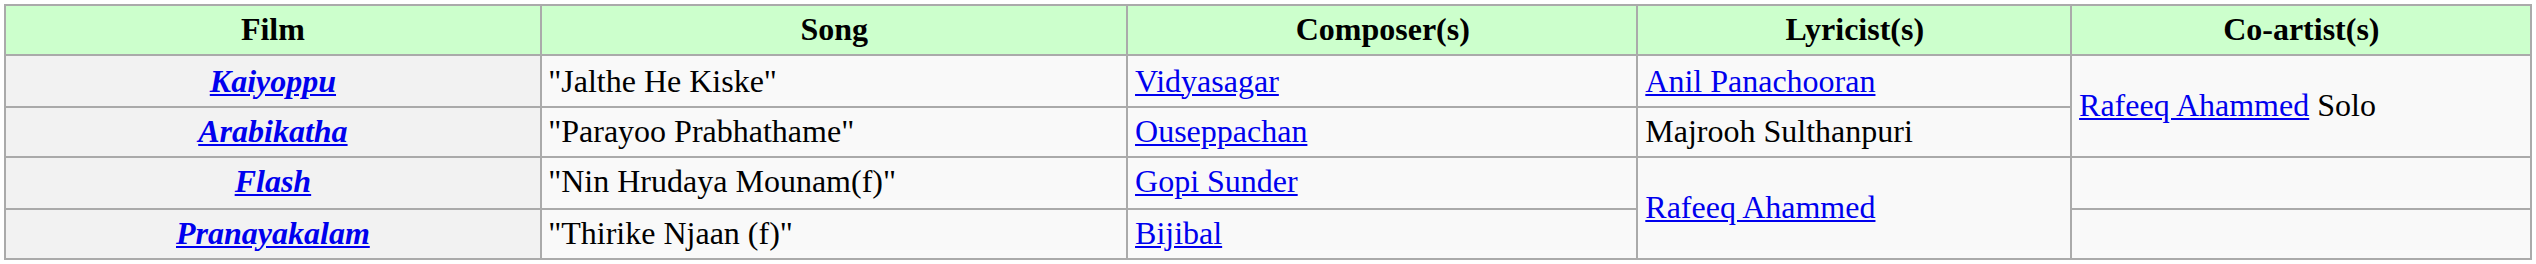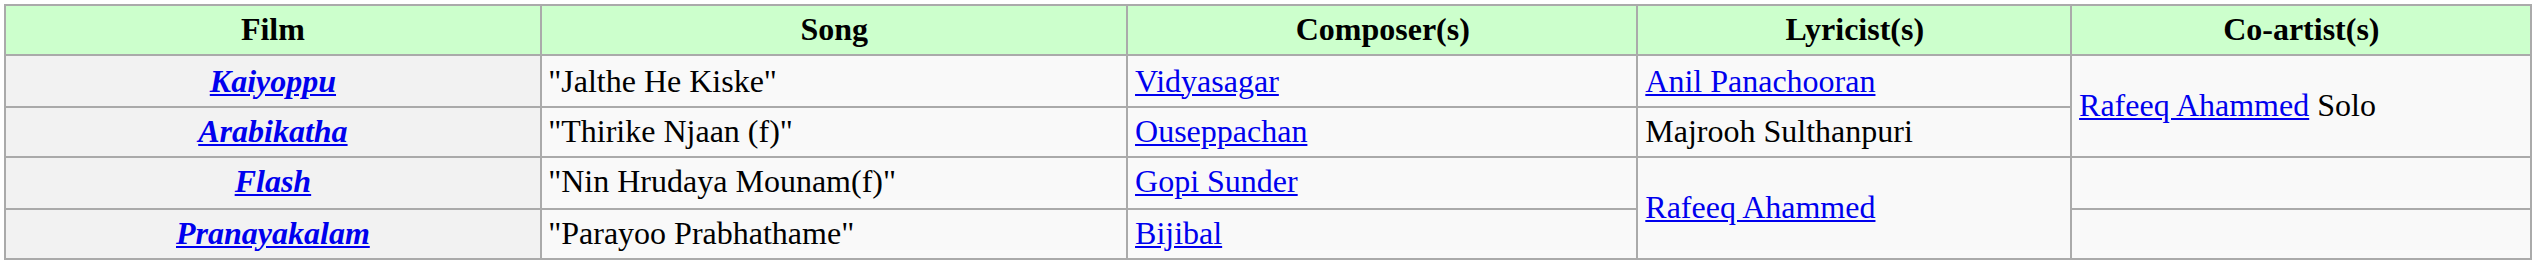(701, 131) "Parayoo Prabhathame" -> (671, 131) "Thirike Njaan (f)"
(671, 232) "Thirike Njaan (f)" -> (701, 232) "Parayoo Prabhathame"
